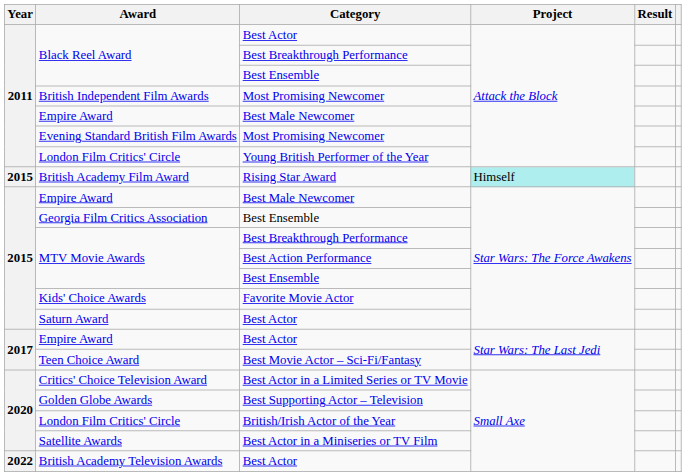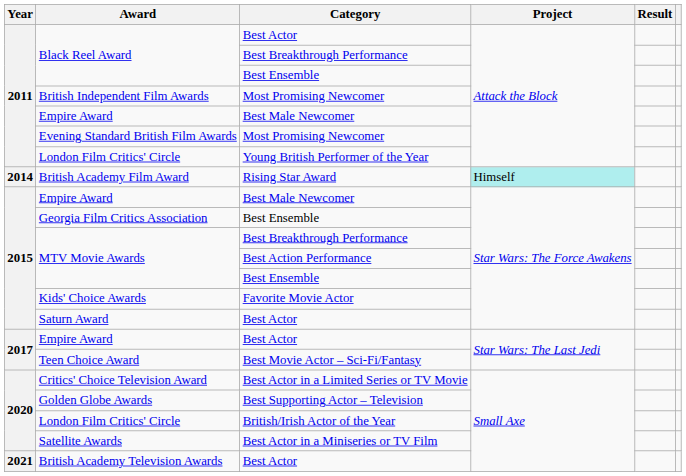(20, 177) 2015 -> (20, 177) 2014
(20, 461) 2022 -> (20, 461) 2021
